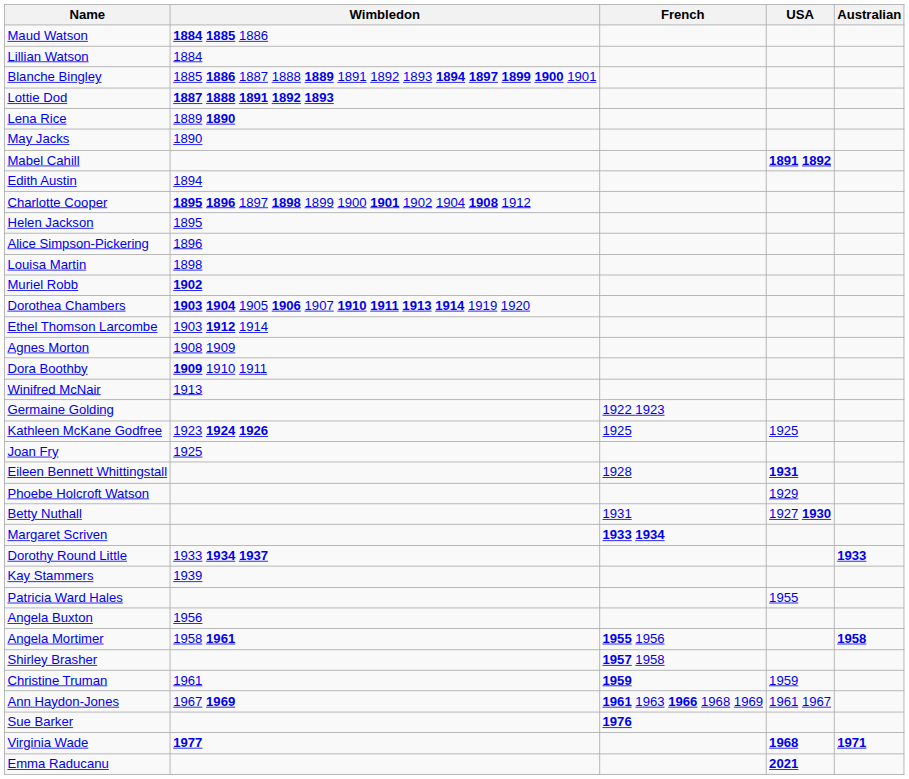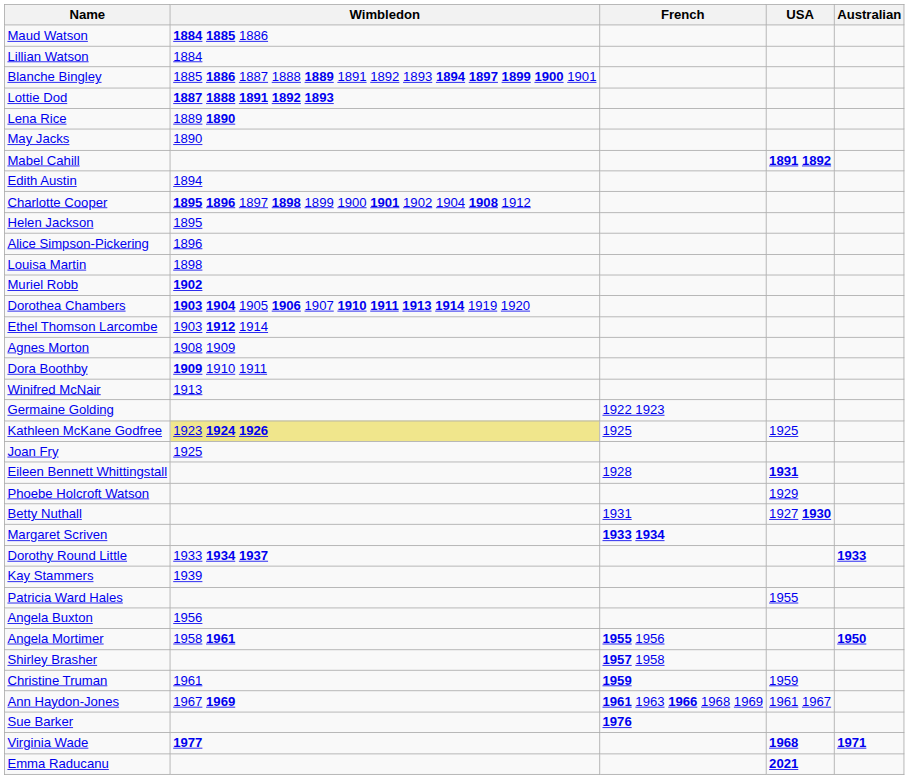(221, 431) no background -> (221, 431) khaki background
(852, 639) 1958 -> (852, 639) 1950
